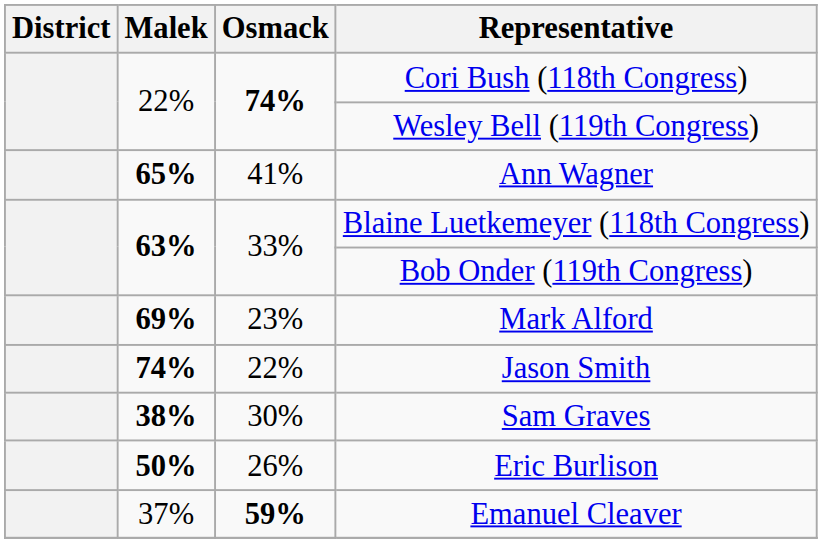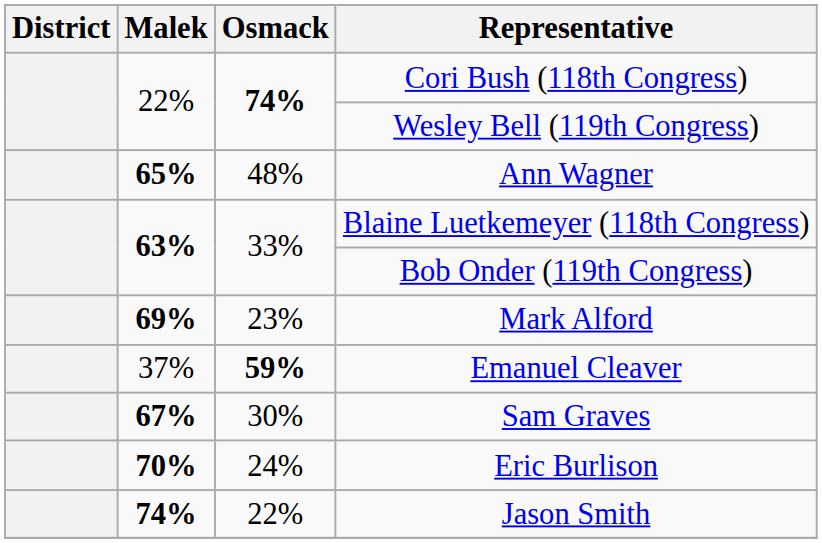(275, 174) 41% -> (275, 174) 48%
rows swapped: (576, 513) <-> (576, 367)
(166, 416) 38% -> (166, 416) 67%
(166, 464) 50% -> (166, 464) 70%
(275, 464) 26% -> (275, 464) 24%
